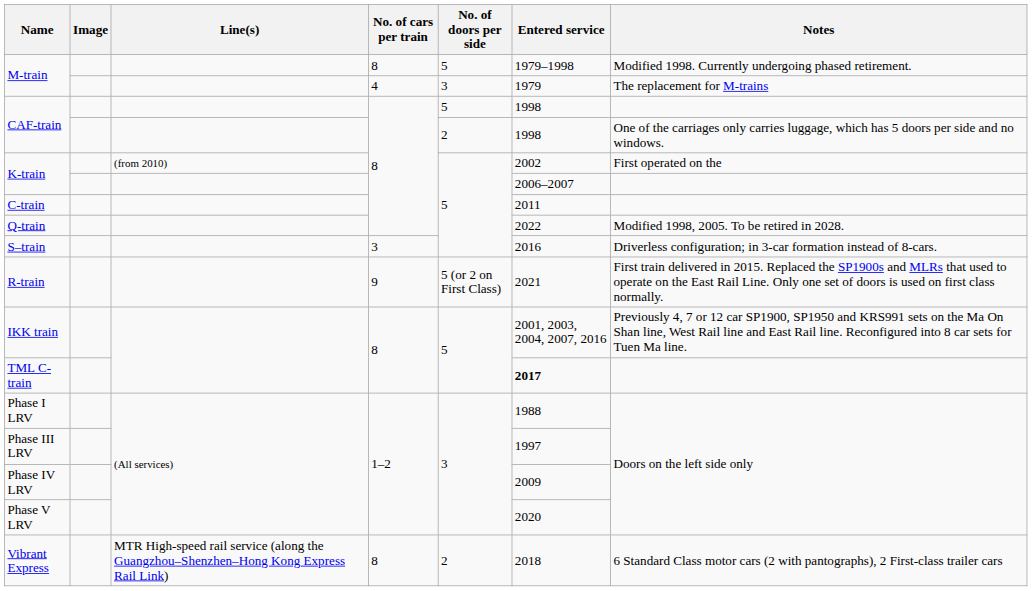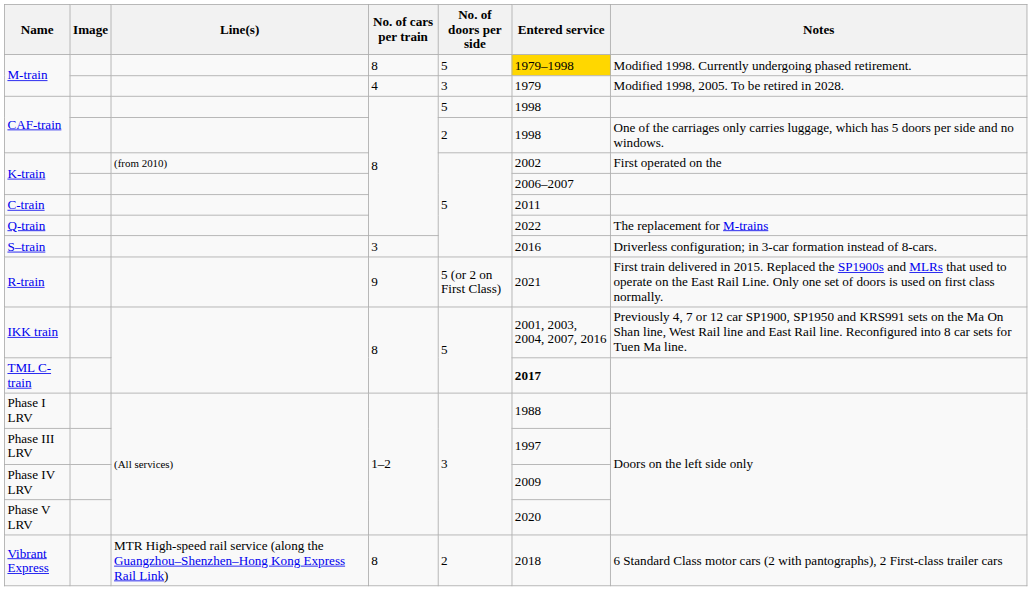(544, 65) no background -> (544, 65) gold background
(691, 86) The replacement for M-trains -> (729, 86) Modified 1998, 2005. To be retired in 2028.
(729, 225) Modified 1998, 2005. To be retired in 2028. -> (691, 225) The replacement for M-trains
